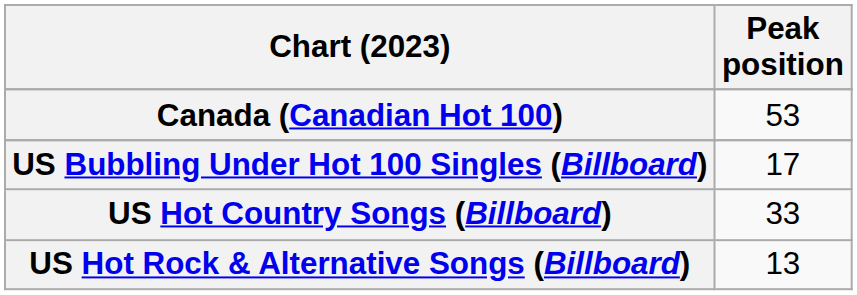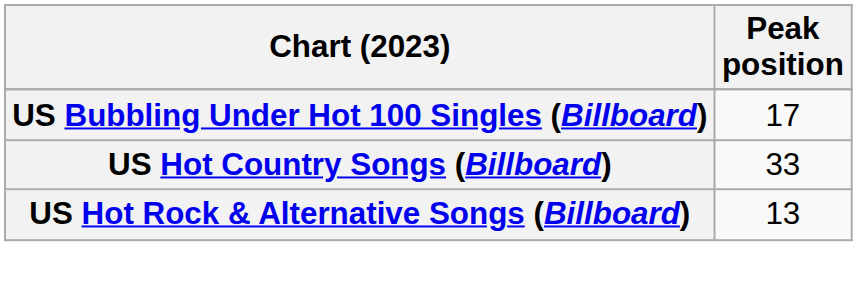- row: (360, 114)
